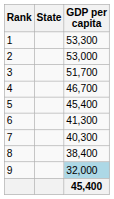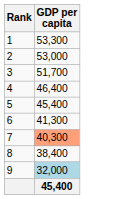- column: (49, 18)
(82, 89) 46,700 -> (52, 89) 46,400
(82, 137) no background -> (52, 137) lightsalmon background
